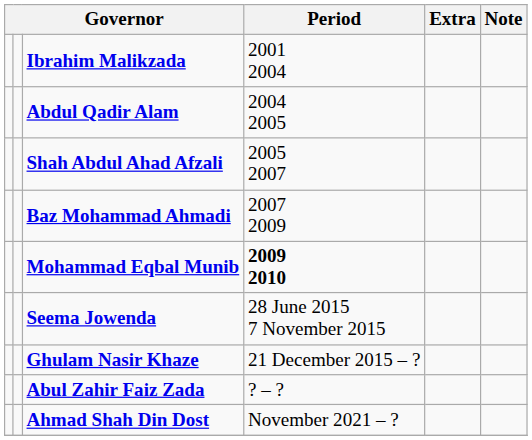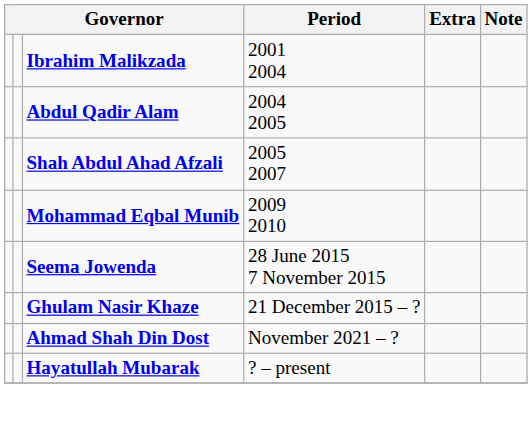- row: (129, 215)
(267, 266) bold -> (267, 215) normal
- row: (115, 389)
+ row: (113, 368)
